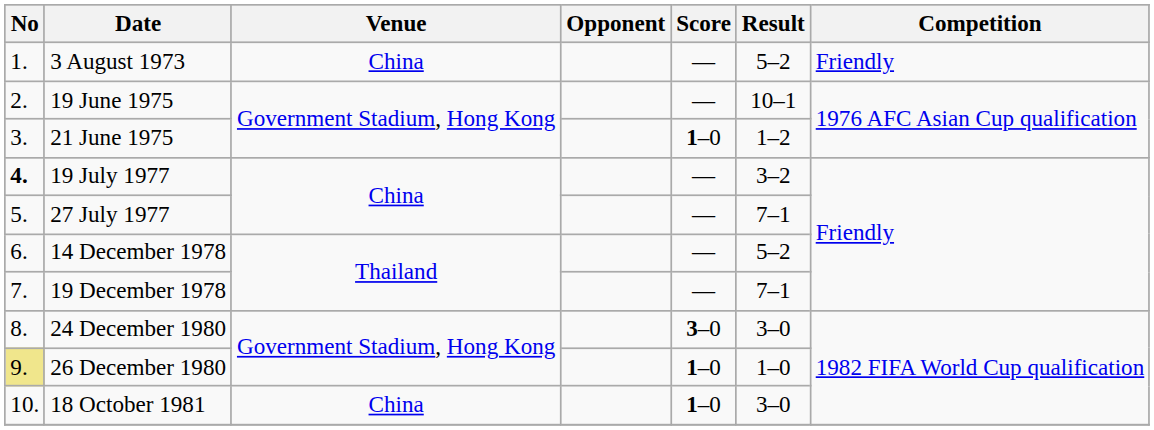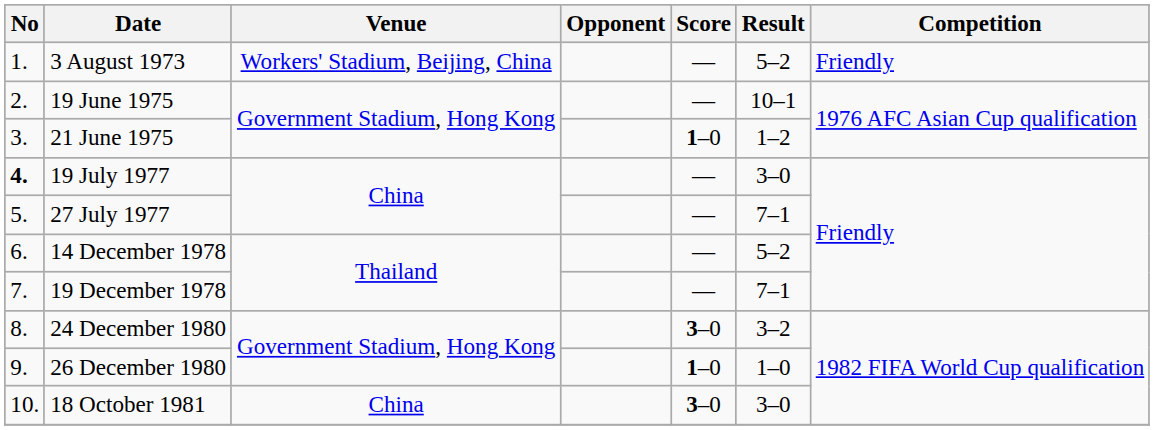(396, 61) China -> (396, 61) Workers' Stadium, Beijing, China
(773, 175) 3–2 -> (773, 175) 3–0
(773, 328) 3–0 -> (773, 328) 3–2
(19, 366) khaki background -> (19, 366) no background
(704, 404) 1–0 -> (704, 404) 3–0
